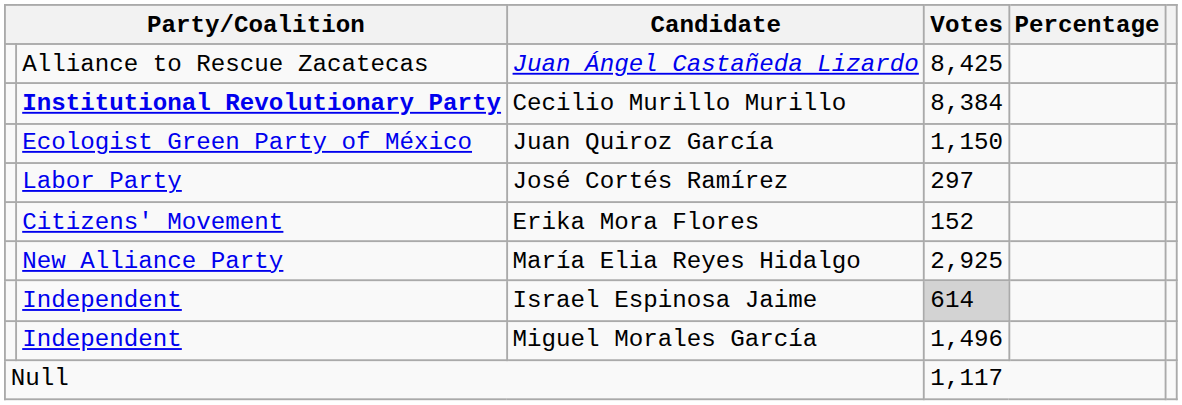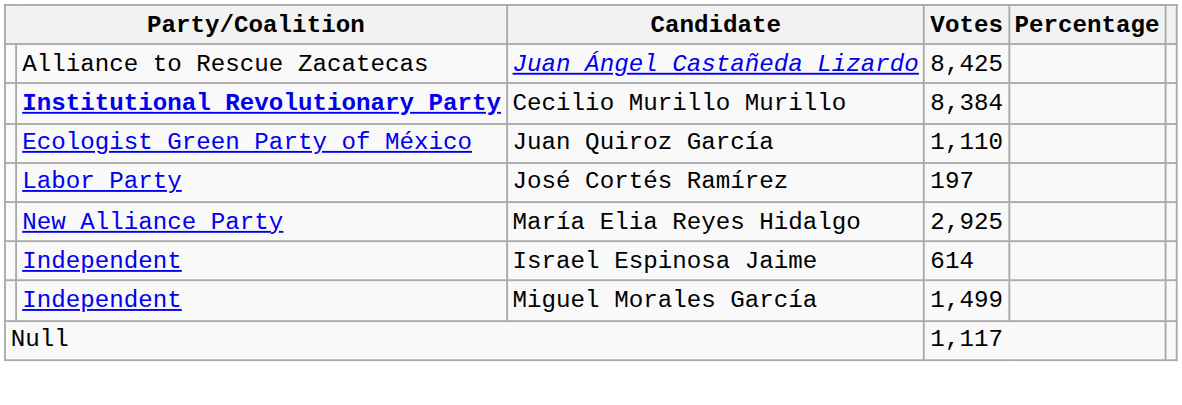(967, 143) 1,150 -> (967, 143) 1,110
(952, 182) 297 -> (952, 182) 197
- row: (636, 222)
(952, 300) lightgrey background -> (952, 261) no background
(967, 340) 1,496 -> (967, 300) 1,499
